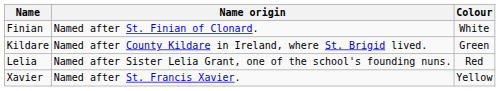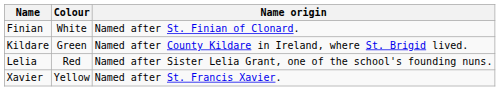columns swapped: (474, 13) <-> (253, 13)
